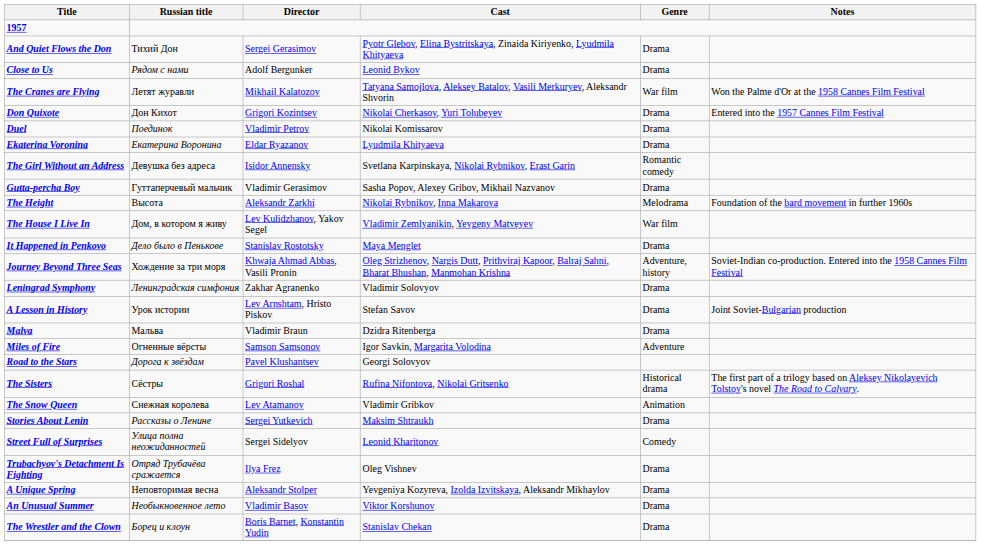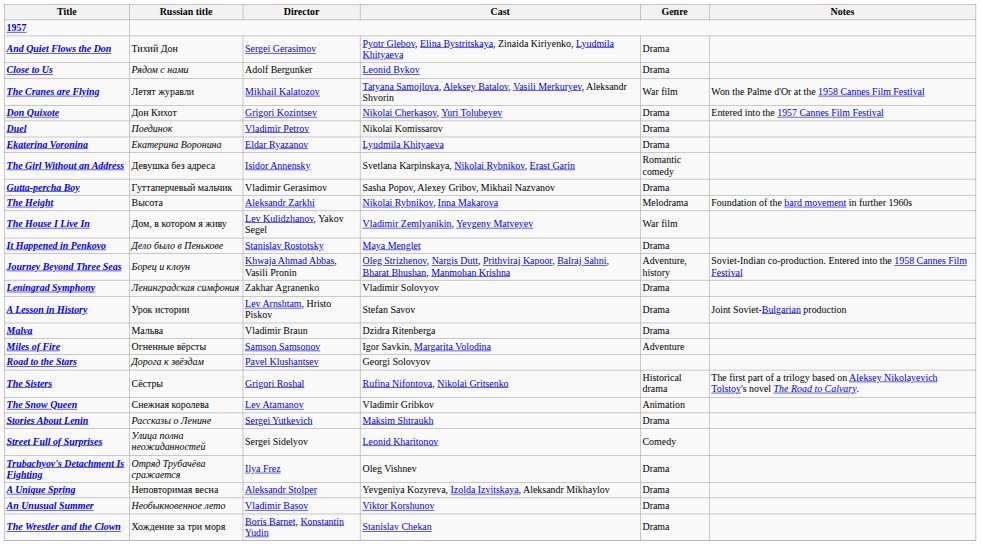(178, 267) Хождение за три моря -> (161, 267) Борец и клоун
(161, 527) Борец и клоун -> (178, 527) Хождение за три моря
